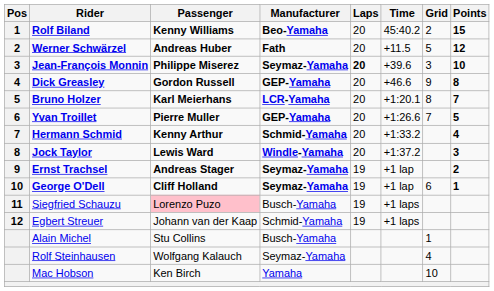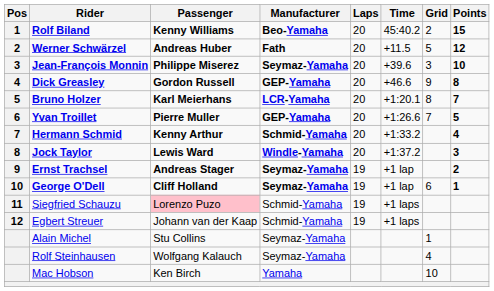(359, 65) bold -> (359, 65) normal
(299, 204) Busch-Yamaha -> (302, 204) Schmid-Yamaha
(299, 238) Busch-Yamaha -> (304, 238) Seymaz-Yamaha
